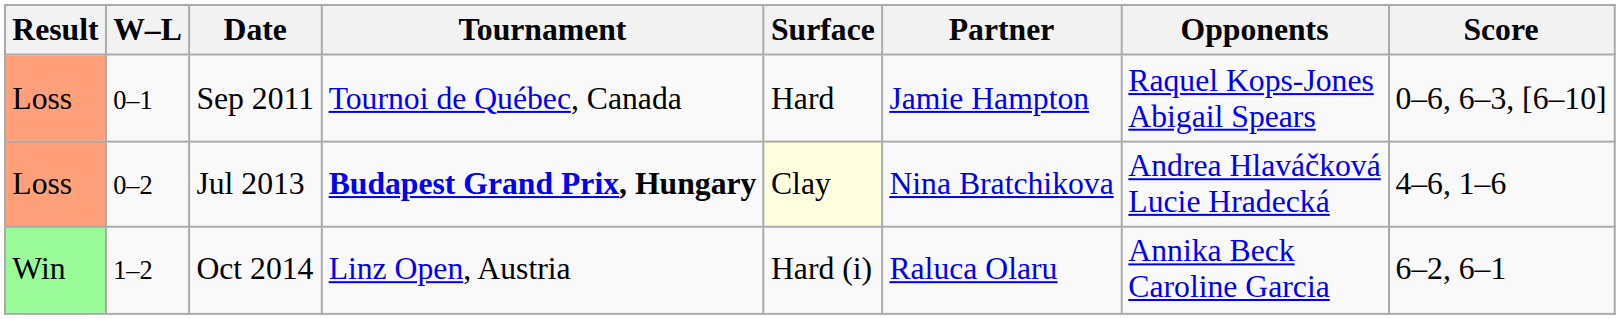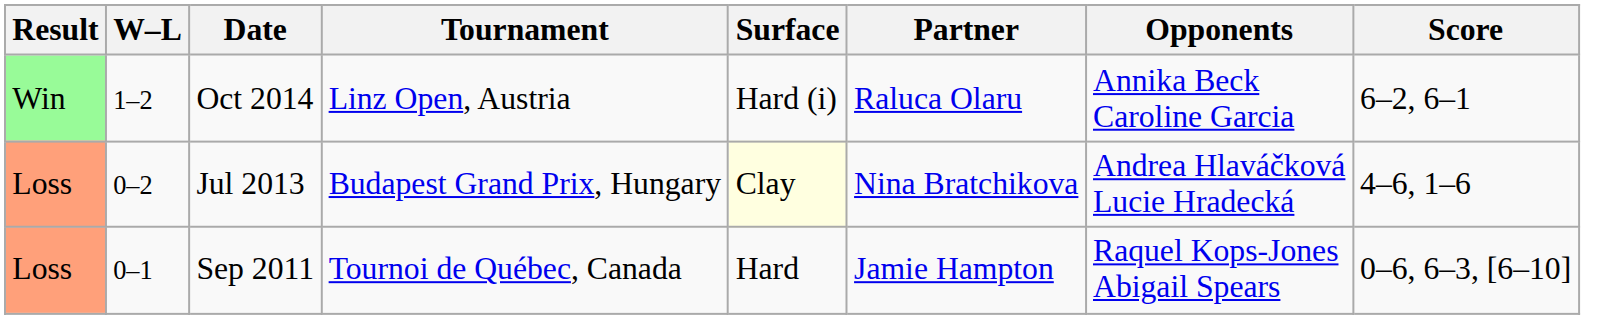rows swapped: (255, 97) <-> (255, 269)
(542, 183) bold -> (525, 183) normal
